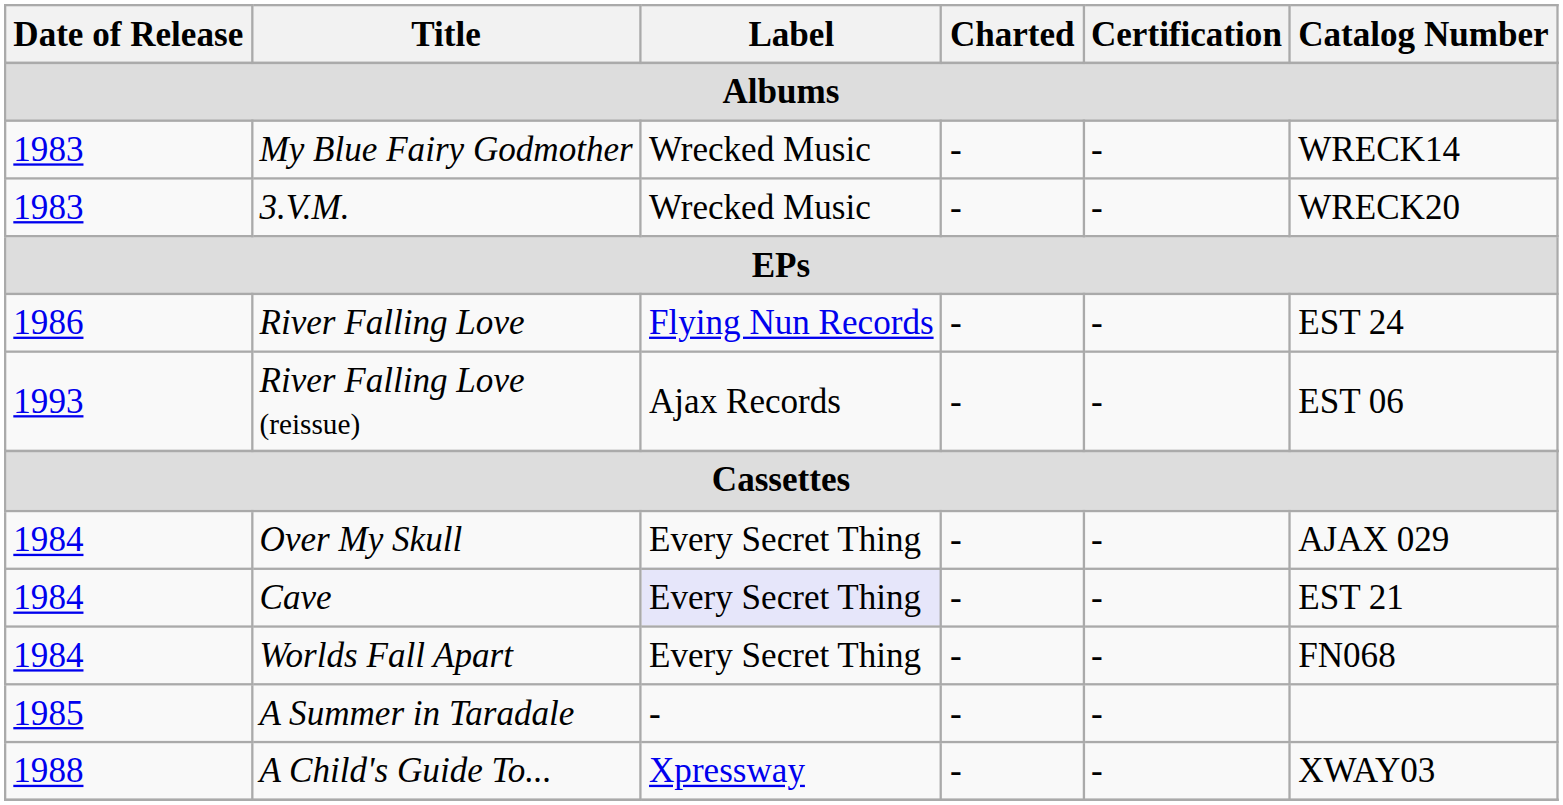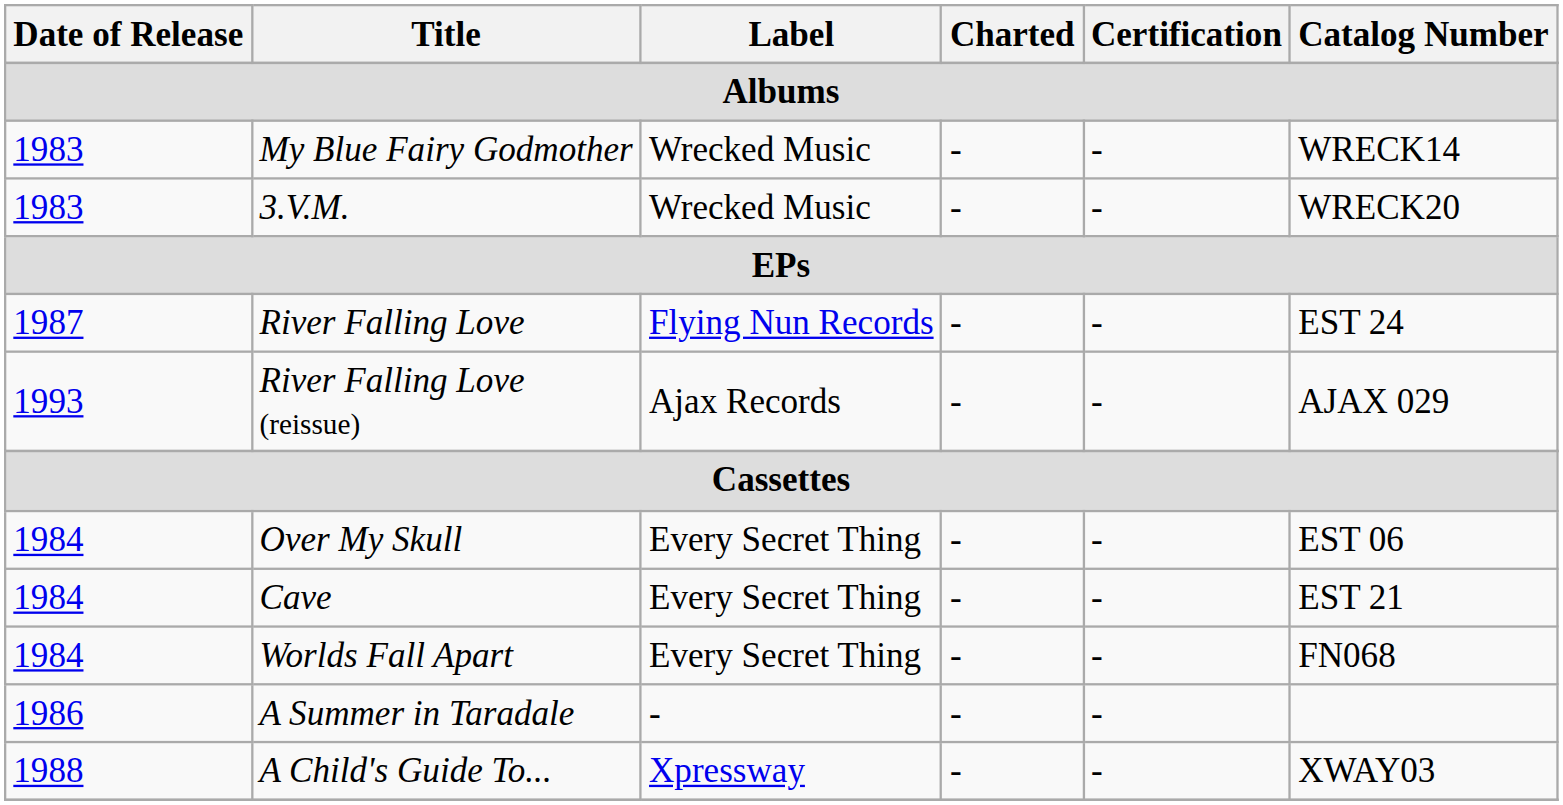(48, 323) 1986 -> (48, 323) 1987
(1351, 401) EST 06 -> (1374, 401) AJAX 029
(1374, 538) AJAX 029 -> (1351, 538) EST 06
(785, 596) lavender background -> (785, 596) no background
(48, 712) 1985 -> (48, 712) 1986
